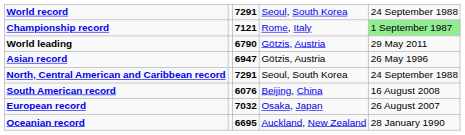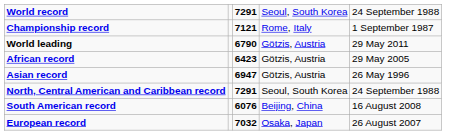(412, 28) lightgreen background -> (393, 28) no background
+ row: (41, 59)
- row: (46, 122)
